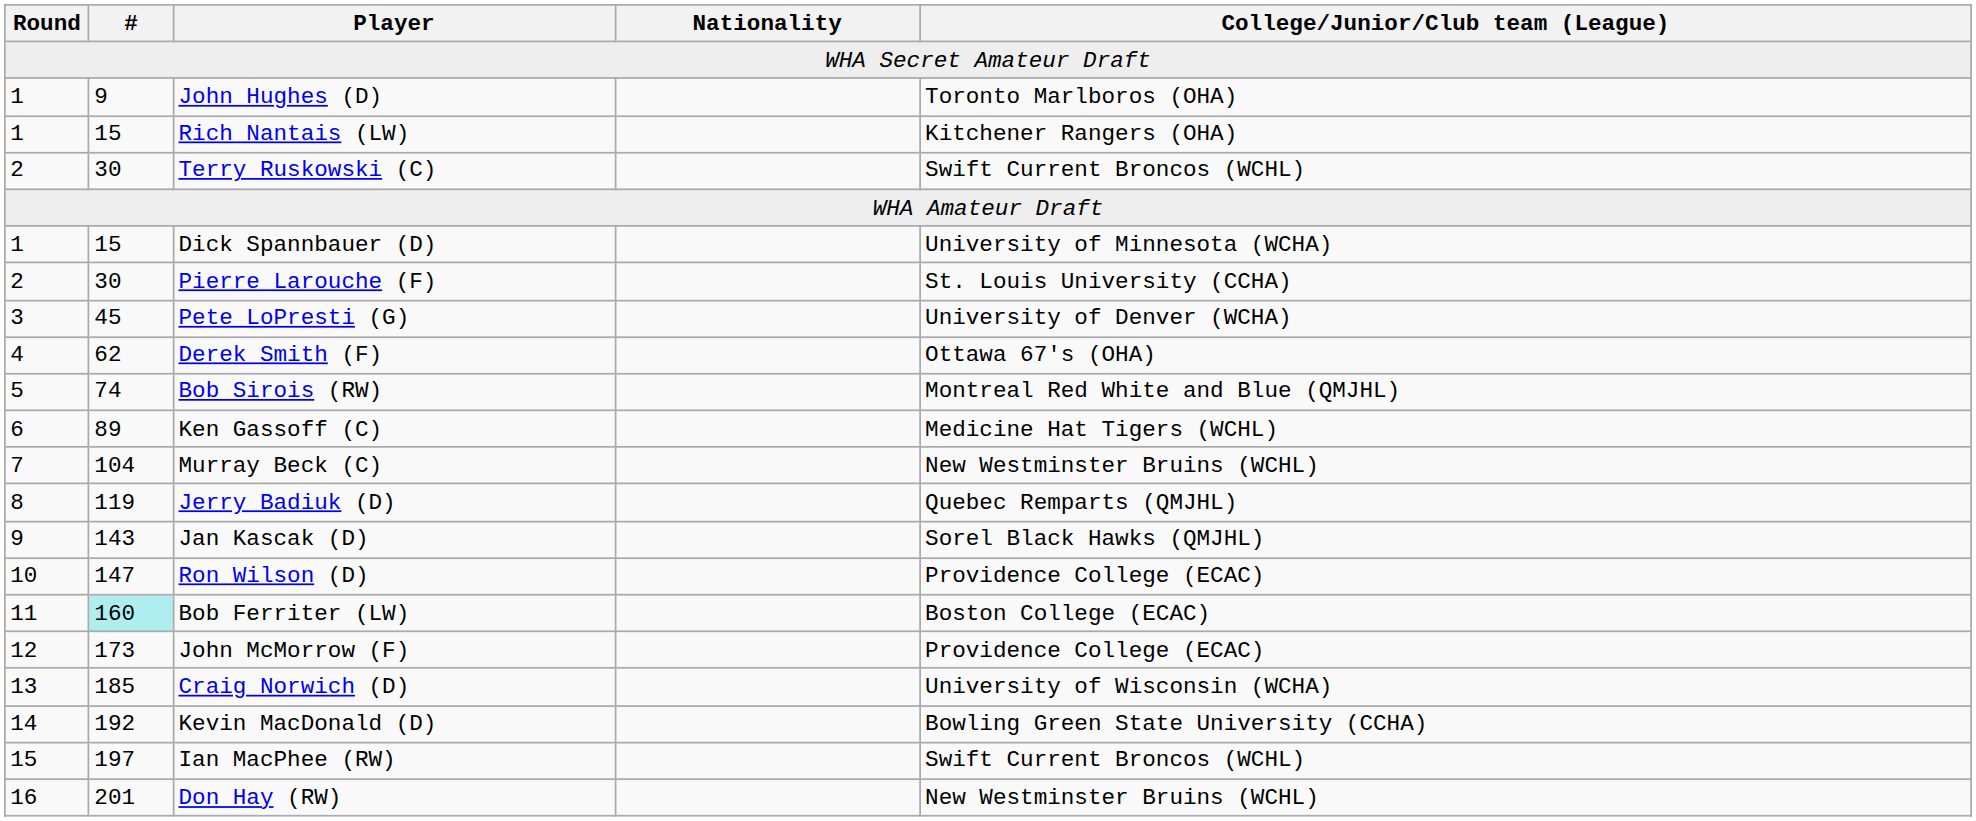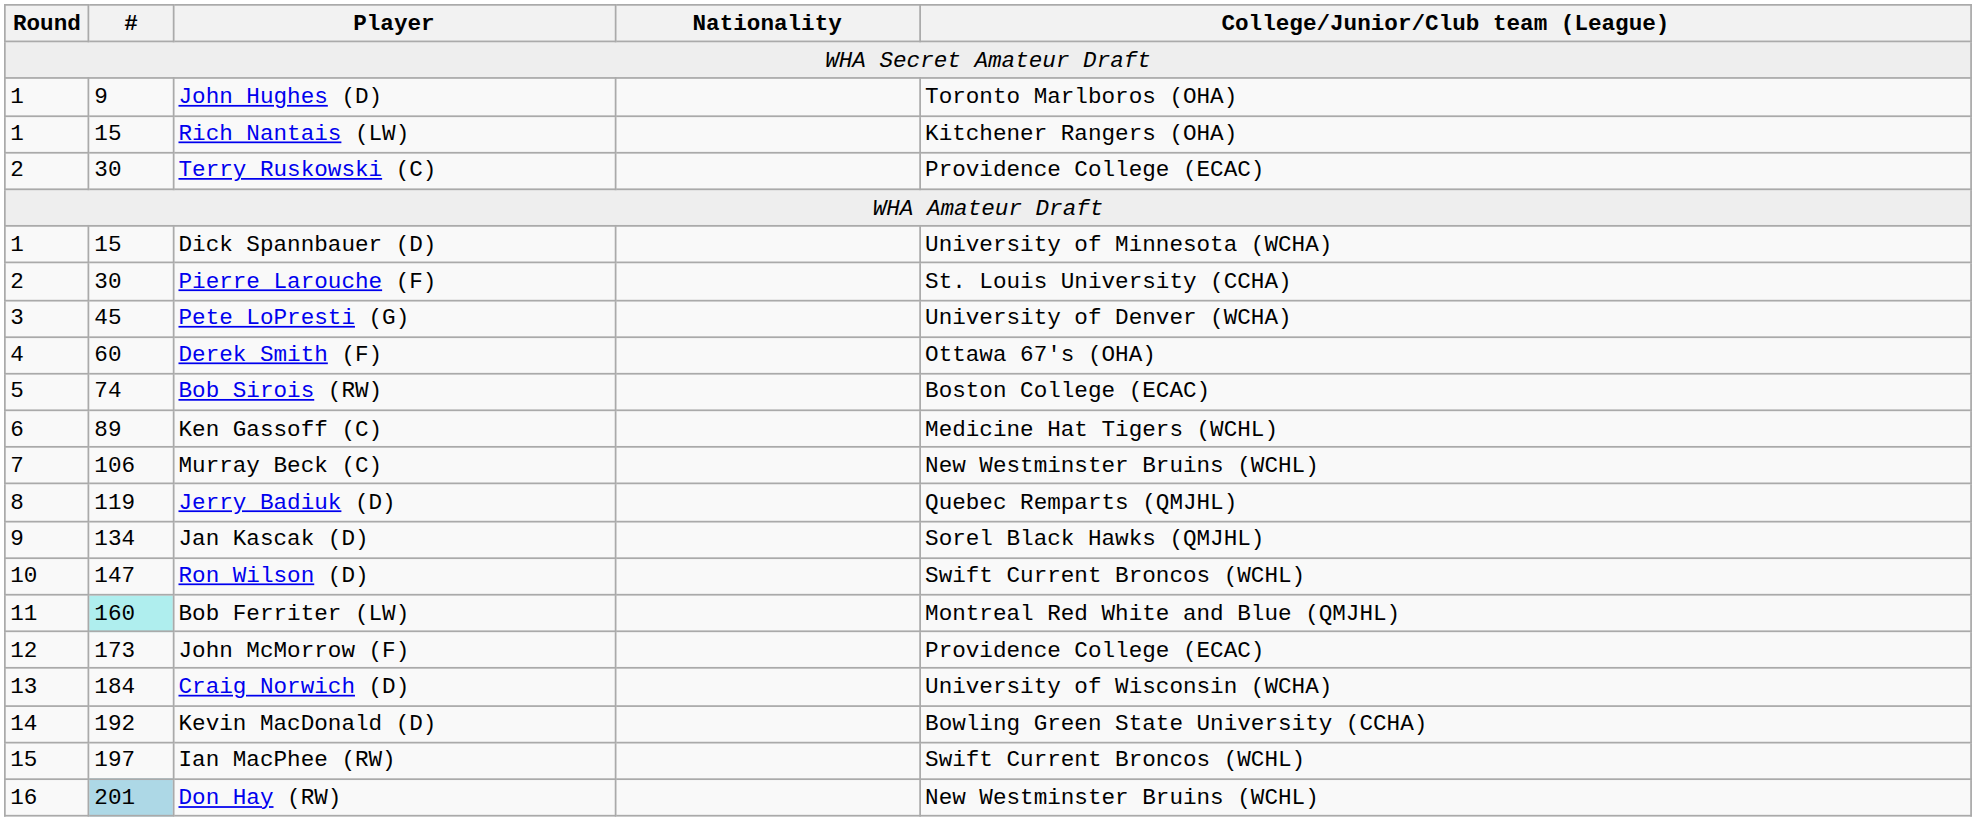(1115, 171) Swift Current Broncos (WCHL) -> (1095, 171) Providence College (ECAC)
(108, 355) 62 -> (108, 355) 60
(1163, 392) Montreal Red White and Blue (QMJHL) -> (1068, 392) Boston College (ECAC)
(115, 466) 104 -> (115, 466) 106
(115, 539) 143 -> (115, 539) 134
(1095, 576) Providence College (ECAC) -> (1115, 576) Swift Current Broncos (WCHL)
(1068, 613) Boston College (ECAC) -> (1163, 613) Montreal Red White and Blue (QMJHL)
(115, 687) 185 -> (115, 687) 184
(115, 797) no background -> (115, 797) lightblue background
